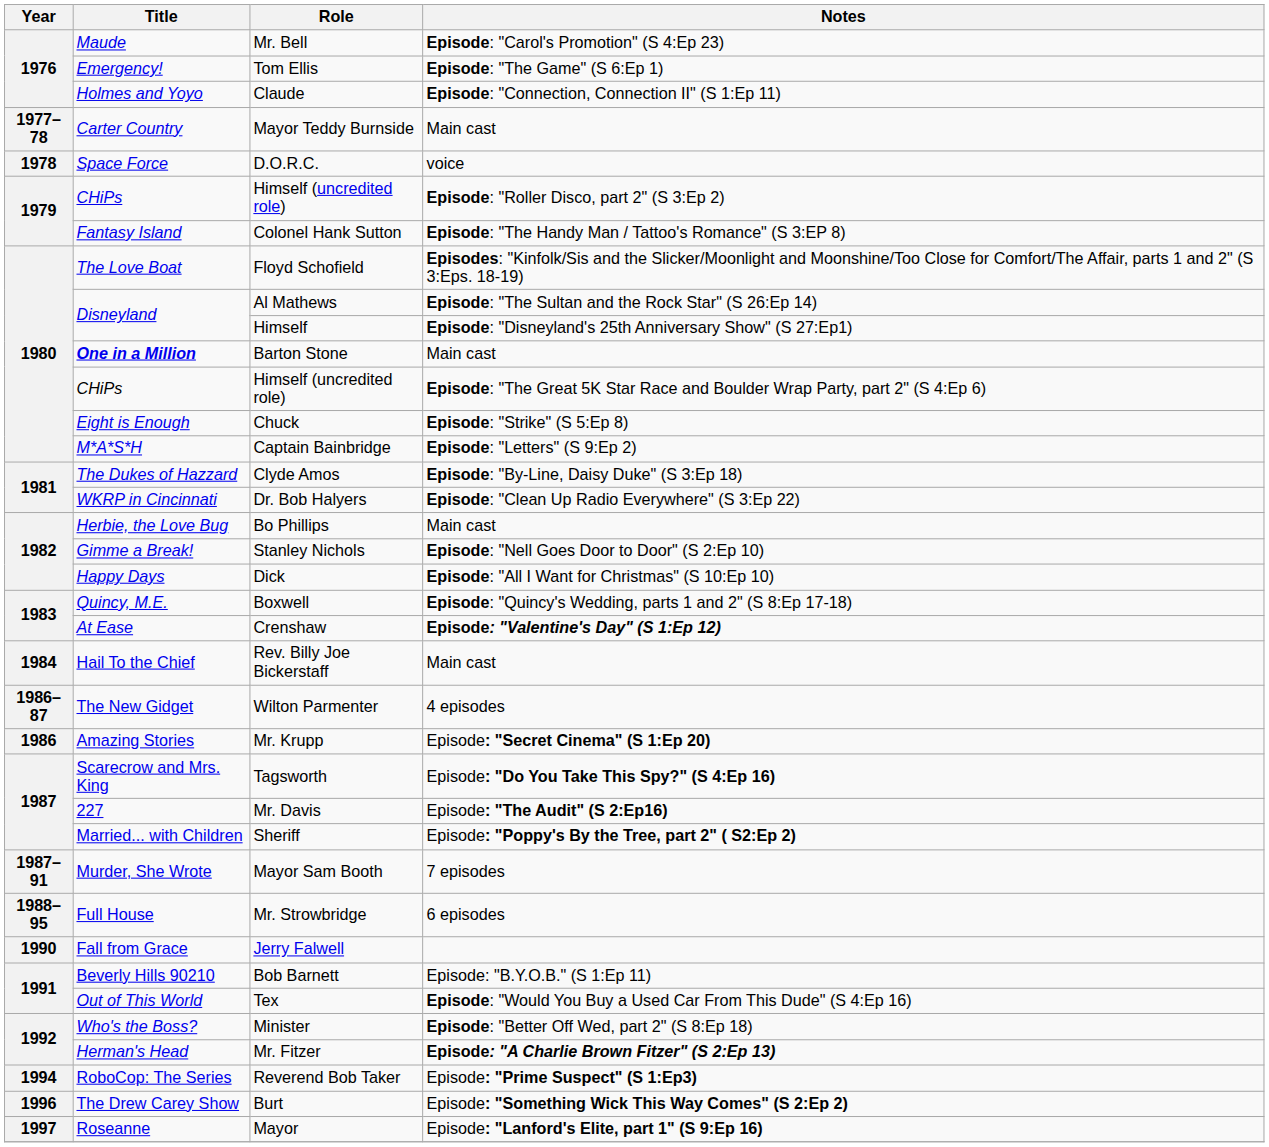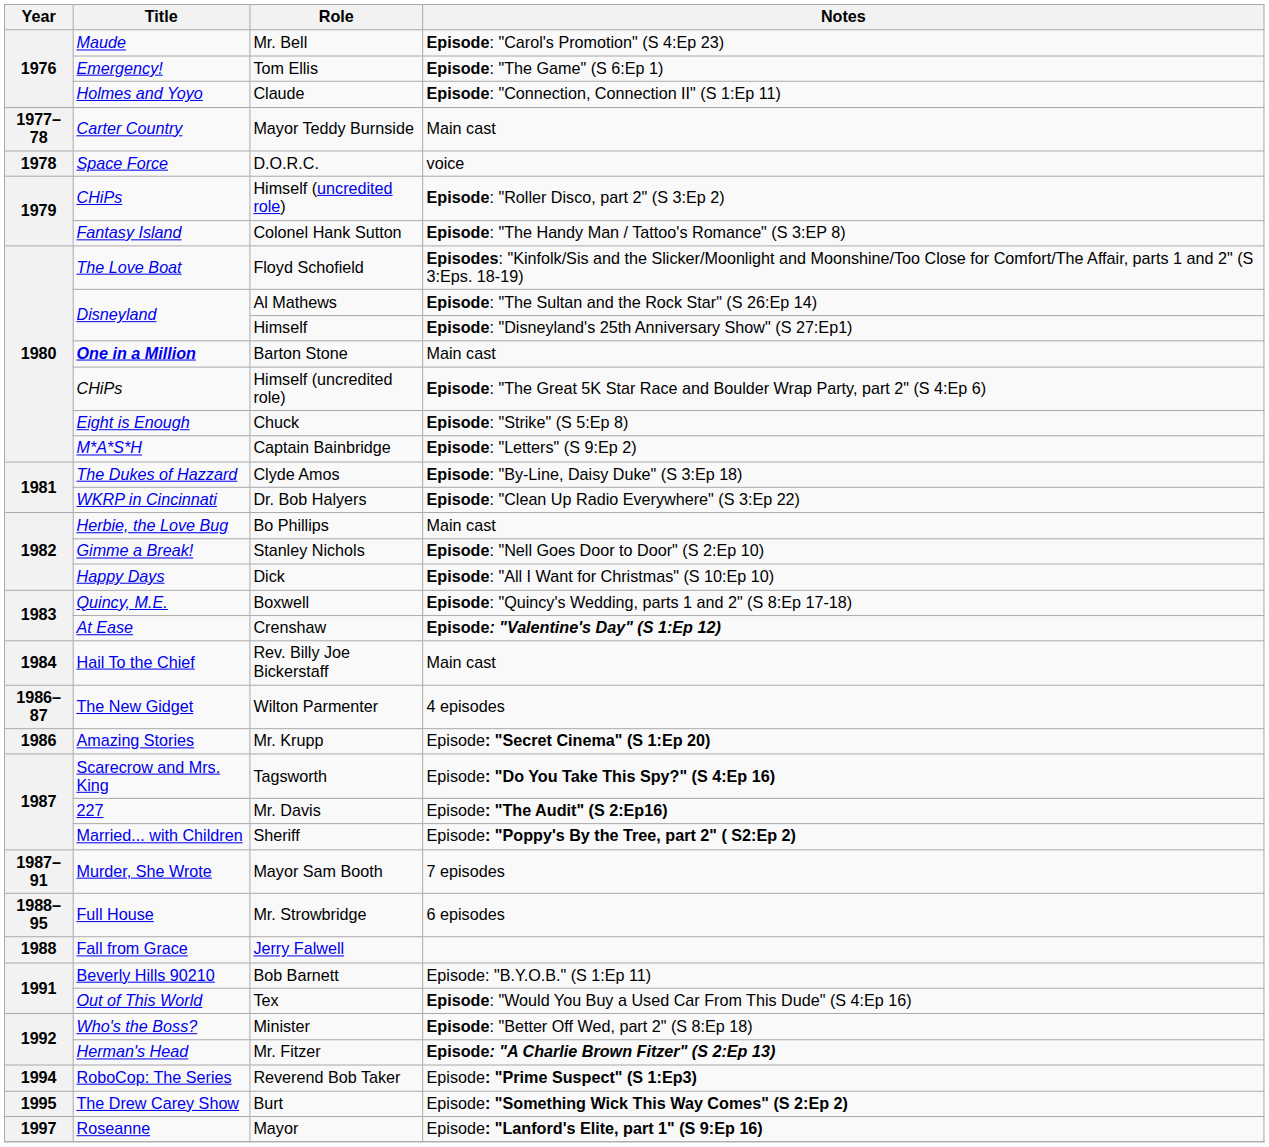(39, 949) 1990 -> (39, 949) 1988
(39, 1103) 1996 -> (39, 1103) 1995
